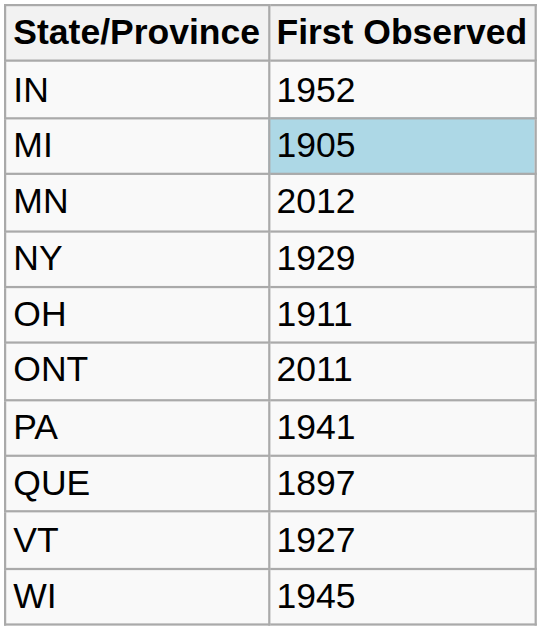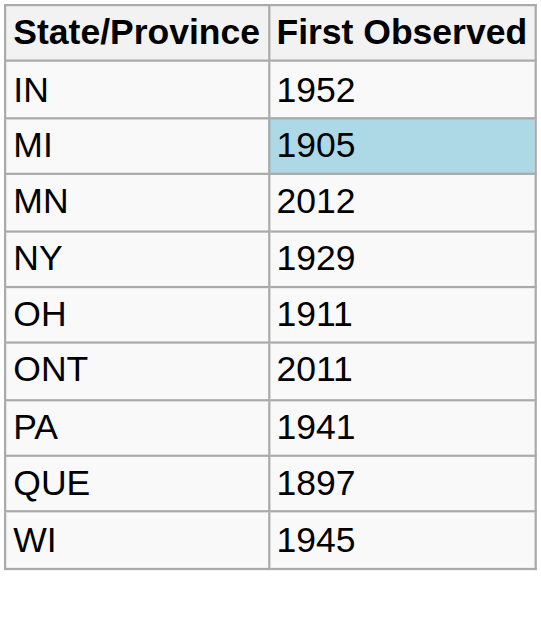- row: (36, 539)
